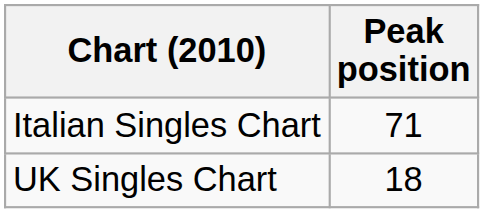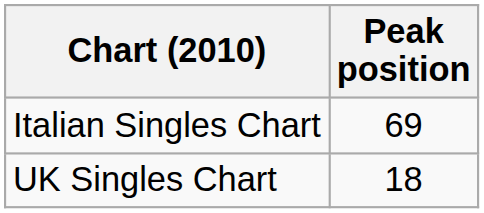(404, 125) 71 -> (404, 125) 69
